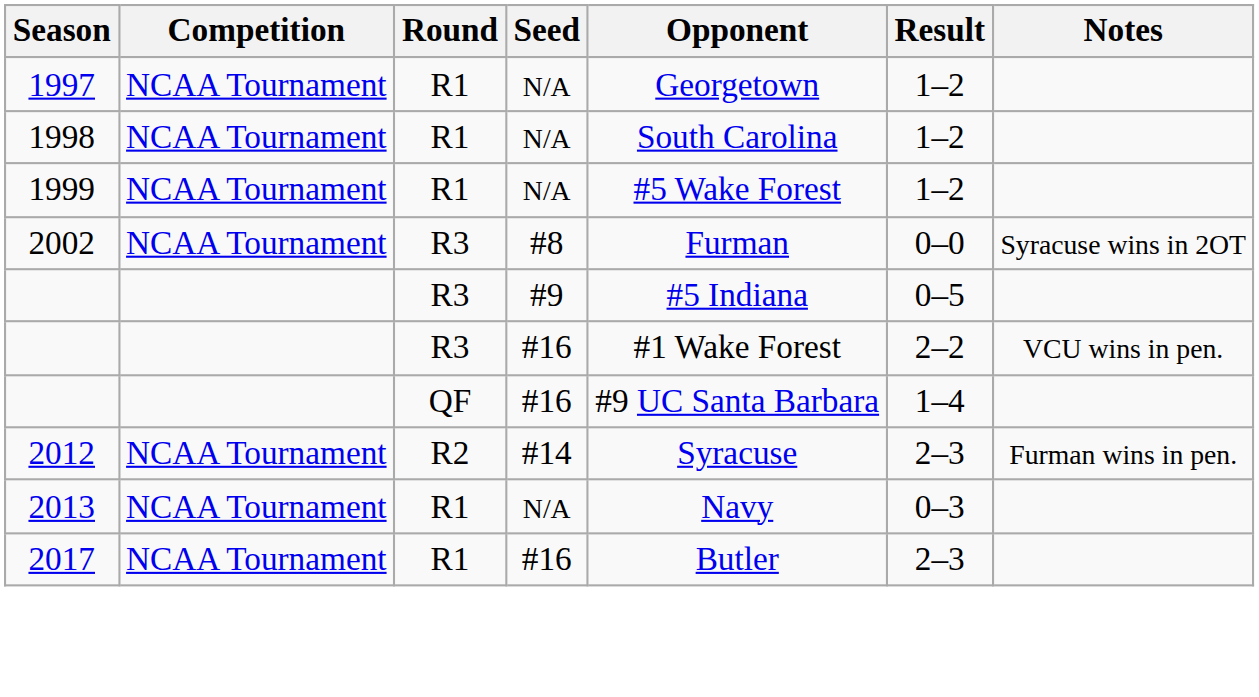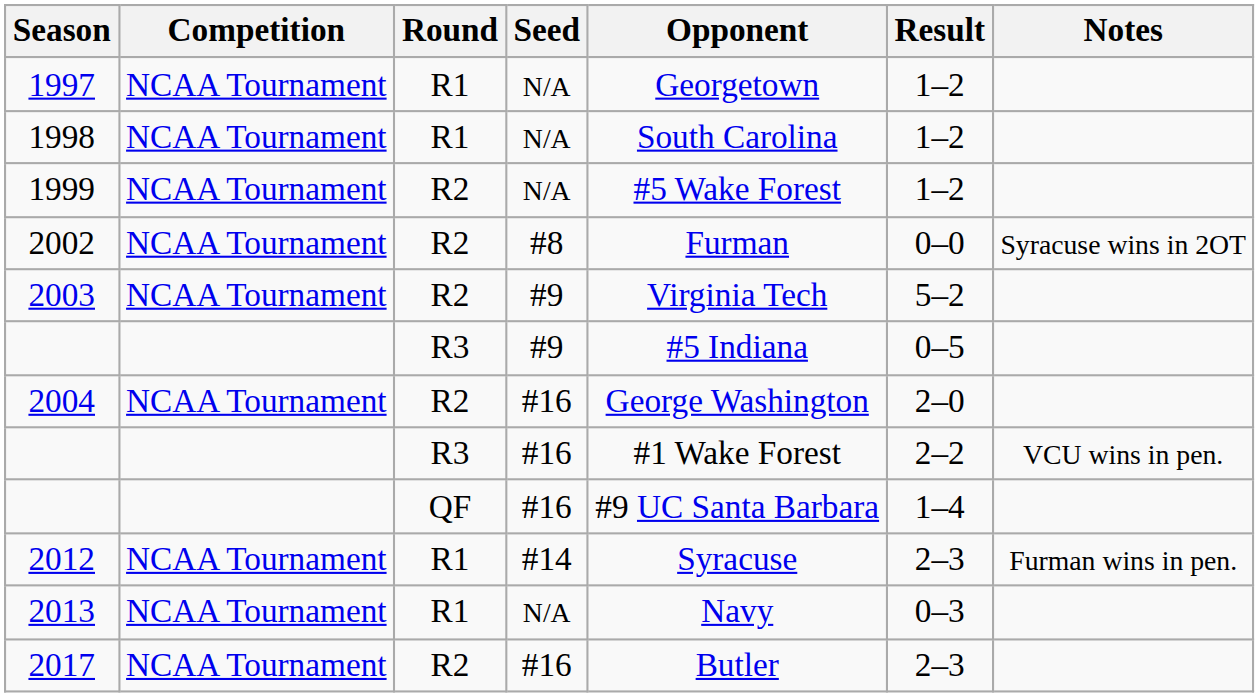(450, 189) R1 -> (450, 189) R2
(450, 242) R3 -> (450, 242) R2
+ row: (62, 294)
+ row: (62, 400)
(450, 453) R2 -> (450, 558) R1
(450, 558) R1 -> (450, 664) R2
